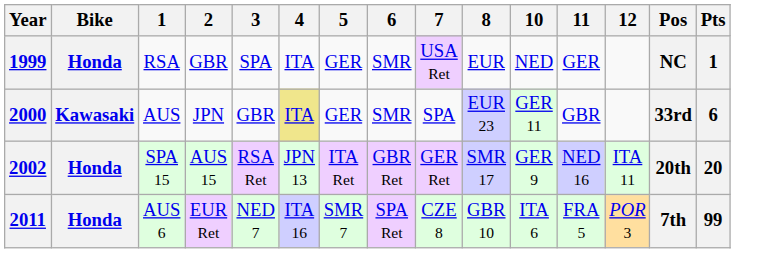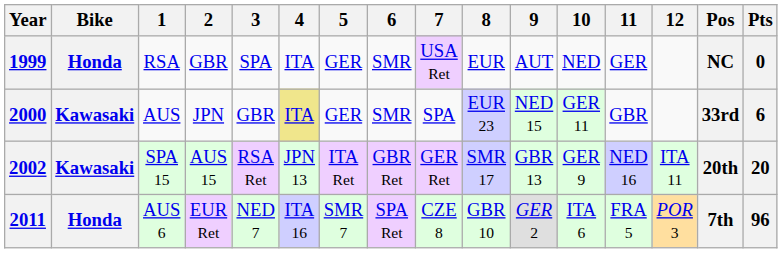+ column: (534, 20)
(713, 62) 1 -> (760, 62) 0
(95, 168) Honda -> (95, 168) Kawasaki
(713, 221) 99 -> (760, 221) 96
